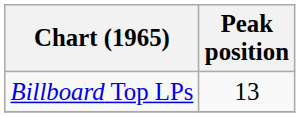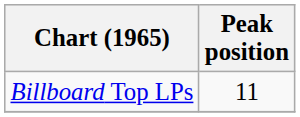(247, 91) 13 -> (247, 91) 11
